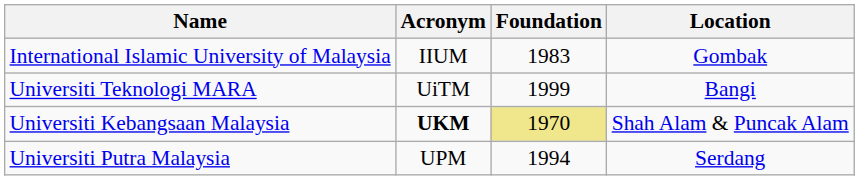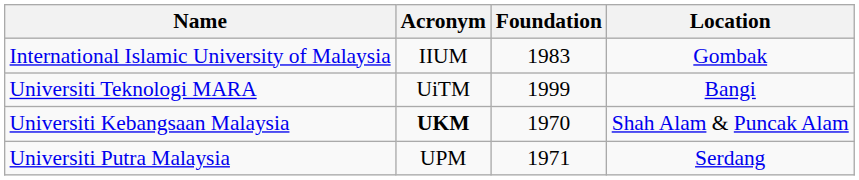(549, 123) khaki background -> (549, 123) no background
(549, 157) 1994 -> (549, 157) 1971
